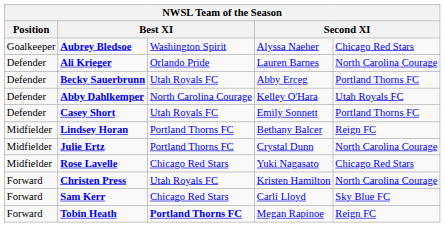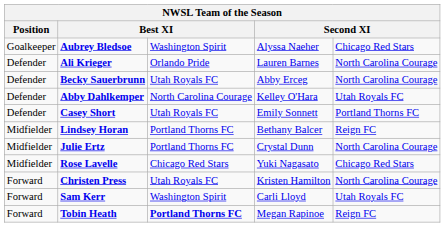(377, 79) Portland Thorns FC -> (386, 79) North Carolina Courage
(189, 197) Chicago Red Stars -> (188, 197) Washington Spirit
(363, 197) Sky Blue FC -> (369, 197) Utah Royals FC
